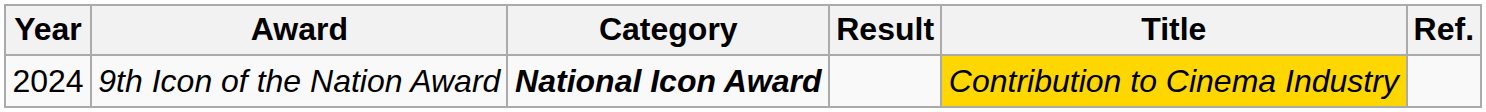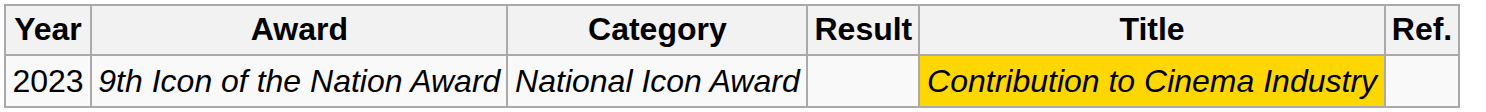(48, 80) 2024 -> (48, 80) 2023
(668, 80) bold -> (657, 80) normal
